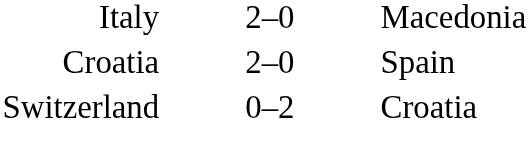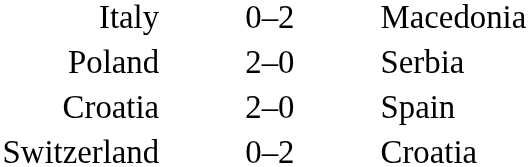(270, 17) 2–0 -> (270, 17) 0–2
+ row: (114, 62)
